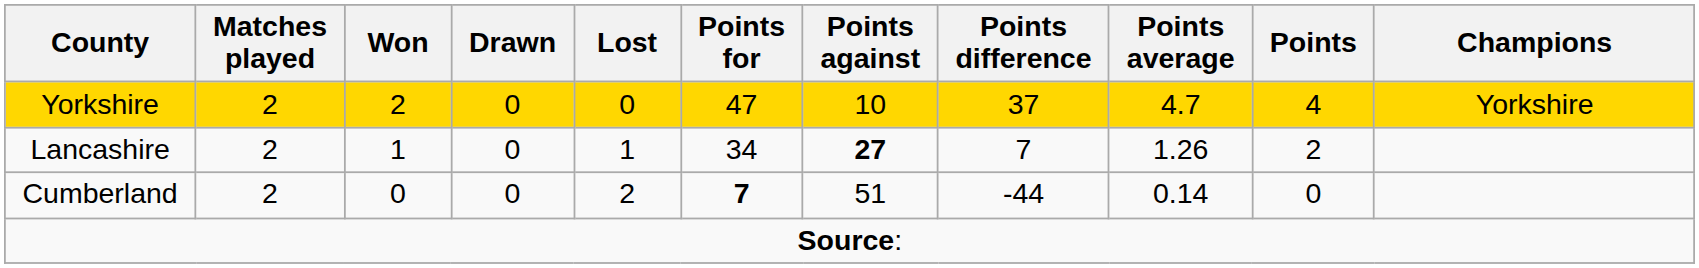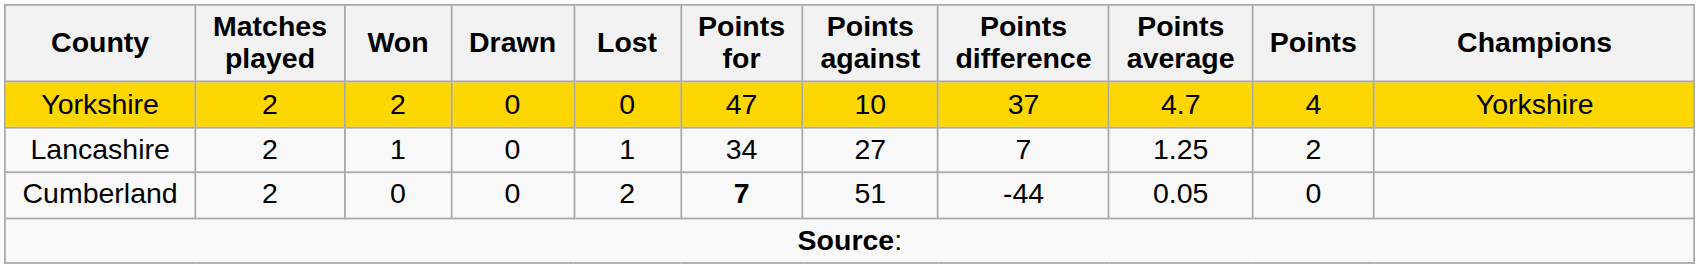(870, 149) bold -> (870, 149) normal
(1181, 149) 1.26 -> (1181, 149) 1.25
(1181, 194) 0.14 -> (1181, 194) 0.05
